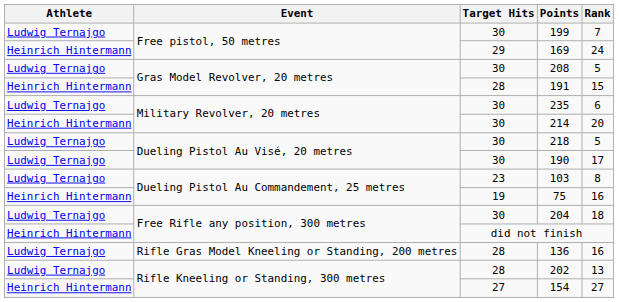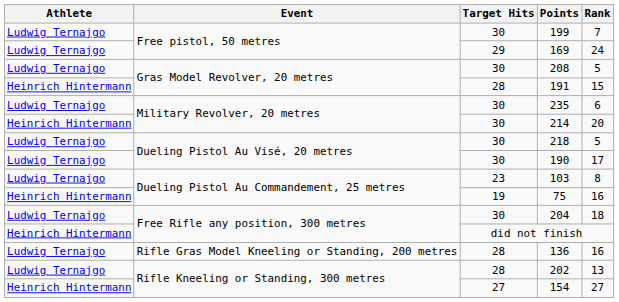(69, 50) Heinrich Hintermann -> (56, 50) Ludwig Ternajgo
